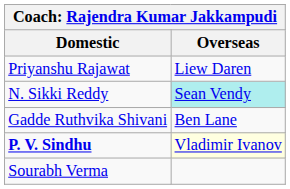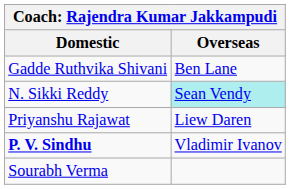rows swapped: (88, 119) <-> (69, 68)
(228, 145) lightyellow background -> (228, 145) no background
